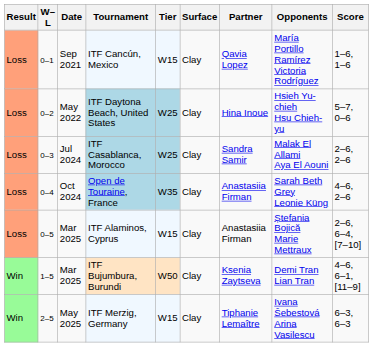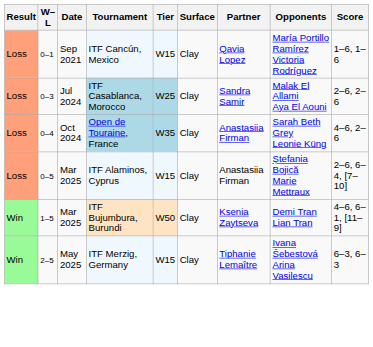- row: (118, 112)
